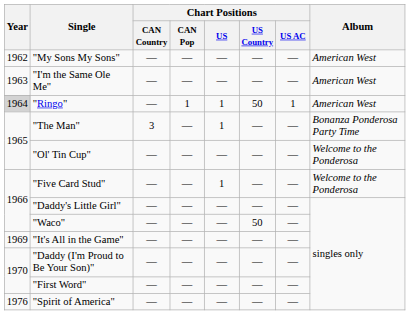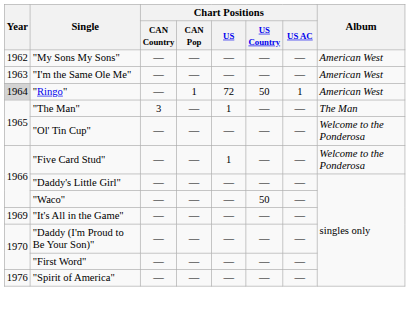(222, 103) 1 -> (229, 91) 72
(355, 126) Bonanza Ponderosa Party Time -> (339, 108) The Man
